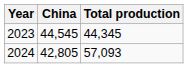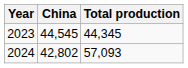(59, 53) 42,805 -> (59, 53) 42,802
